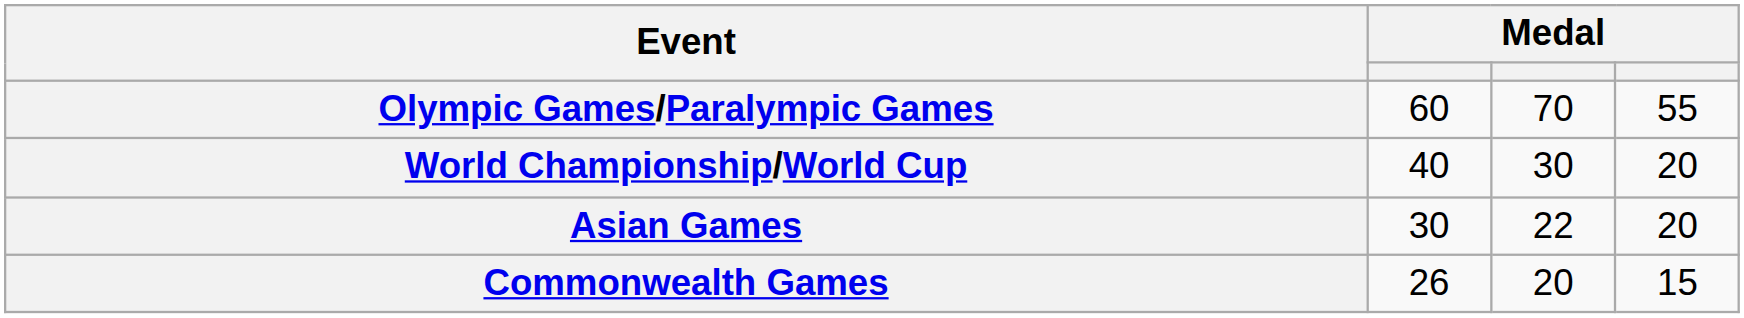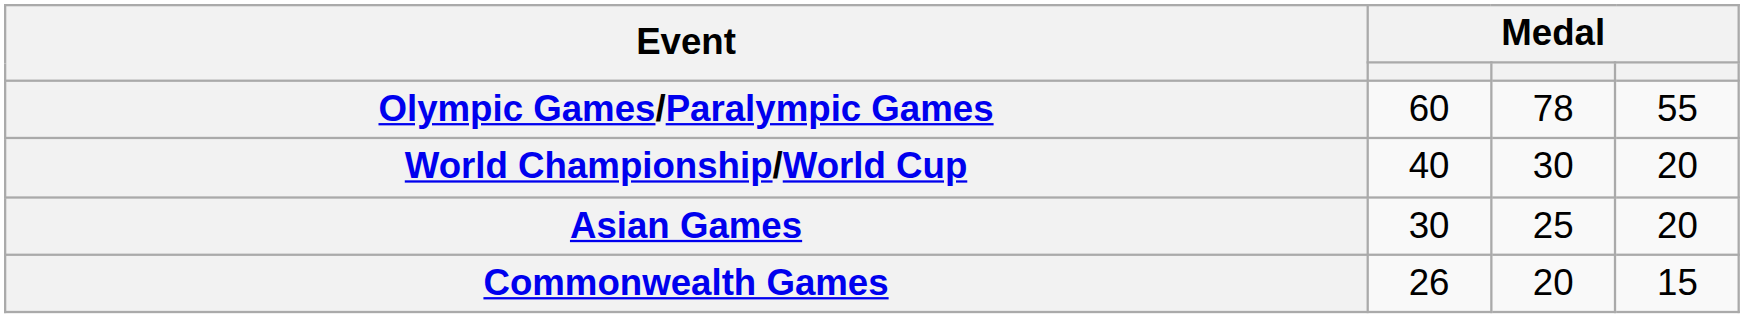(1553, 108) 70 -> (1553, 108) 78
(1553, 224) 22 -> (1553, 224) 25
